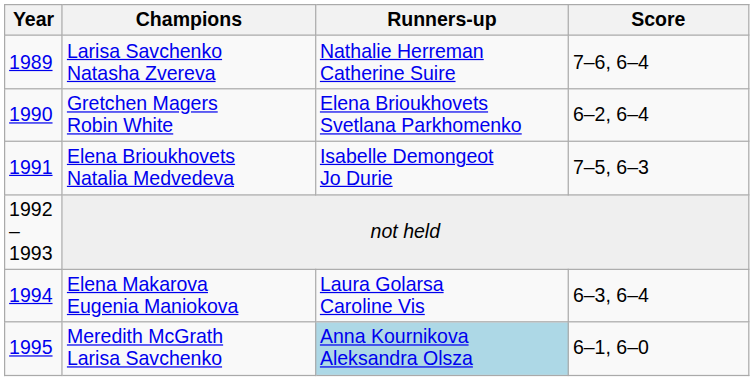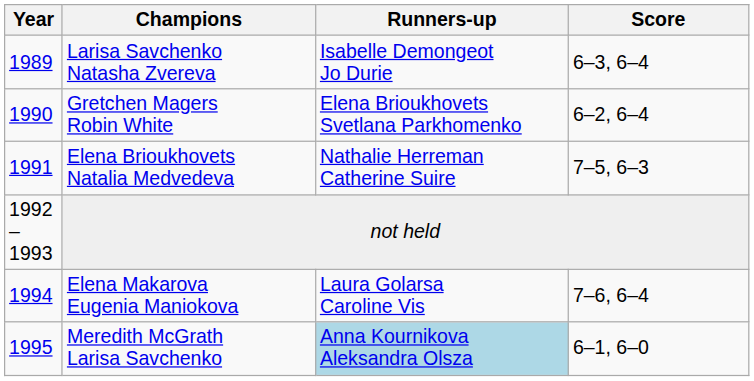(402, 61) Nathalie Herreman Catherine Suire -> (407, 61) Isabelle Demongeot Jo Durie
(611, 61) 7–6, 6–4 -> (611, 61) 6–3, 6–4
(407, 167) Isabelle Demongeot Jo Durie -> (402, 167) Nathalie Herreman Catherine Suire
(611, 295) 6–3, 6–4 -> (611, 295) 7–6, 6–4
